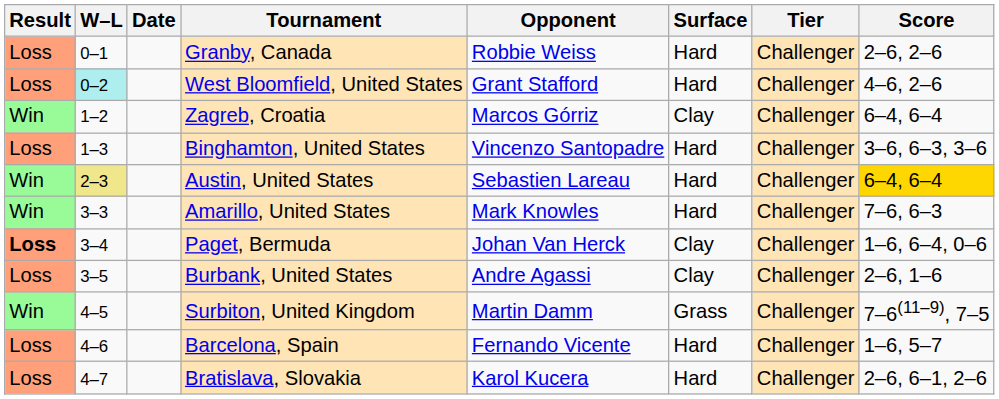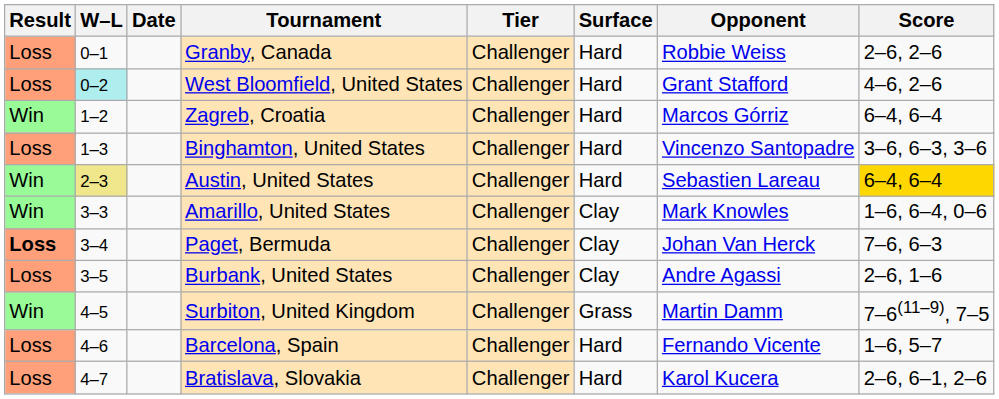columns swapped: (806, 20) <-> (568, 20)
(694, 116) Clay -> (601, 116) Hard
(695, 212) Hard -> (599, 212) Clay
(903, 212) 7–6, 6–3 -> (925, 212) 1–6, 6–4, 0–6
(925, 244) 1–6, 6–4, 0–6 -> (903, 244) 7–6, 6–3
